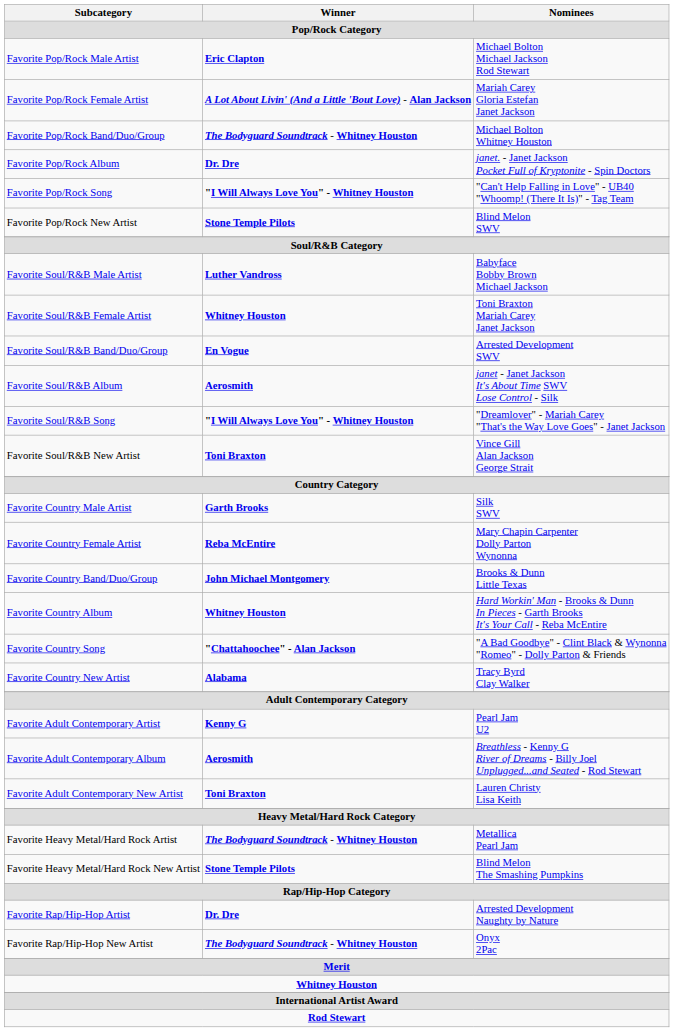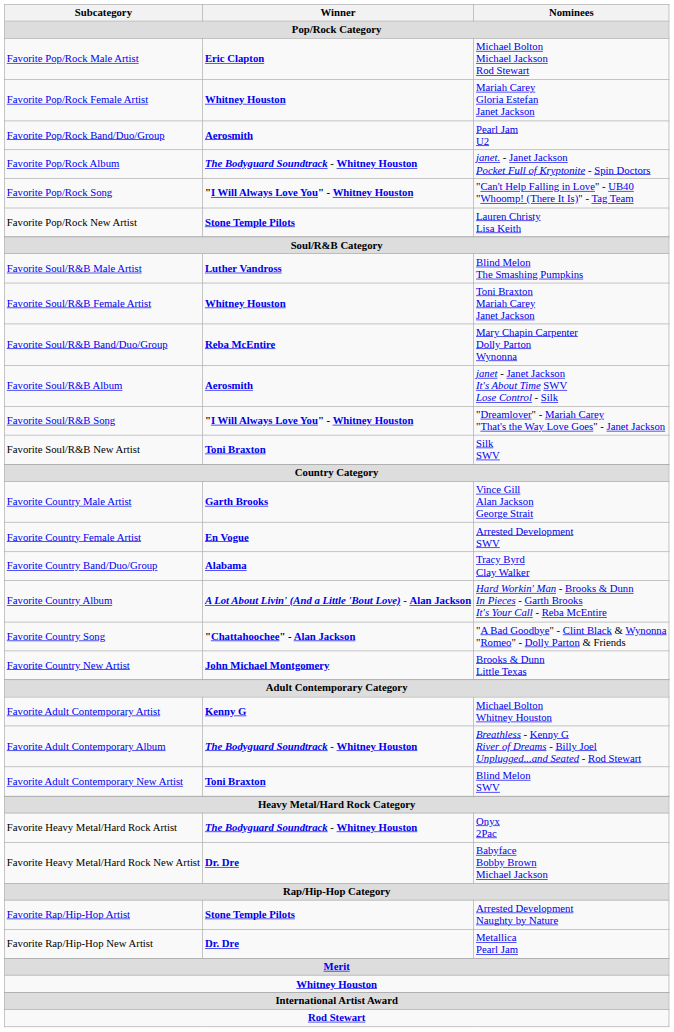(338, 100) A Lot About Livin' (And a Little 'Bout Love) - Alan Jackson -> (245, 100) Whitney Houston
(311, 135) The Bodyguard Soundtrack - Whitney Houston -> (229, 135) Aerosmith
(514, 135) Michael Bolton Whitney Houston -> (497, 135) Pearl Jam U2
(222, 164) Dr. Dre -> (311, 164) The Bodyguard Soundtrack - Whitney Houston
(503, 222) Blind Melon SWV -> (508, 222) Lauren Christy Lisa Keith
(512, 274) Babyface Bobby Brown Michael Jackson -> (530, 268) Blind Melon The Smashing Pumpkins
(227, 350) En Vogue -> (240, 344) Reba McEntire
(525, 350) Arrested Development SWV -> (527, 344) Mary Chapin Carpenter Dolly Parton Wynonna
(505, 456) Vince Gill Alan Jackson George Strait -> (488, 450) Silk SWV
(488, 508) Silk SWV -> (505, 502) Vince Gill Alan Jackson George Strait
(240, 543) Reba McEntire -> (227, 537) En Vogue
(527, 543) Mary Chapin Carpenter Dolly Parton Wynonna -> (525, 537) Arrested Development SWV
(267, 578) John Michael Montgomery -> (226, 566) Alabama
(510, 578) Brooks & Dunn Little Texas -> (503, 566) Tracy Byrd Clay Walker
(245, 613) Whitney Houston -> (338, 601) A Lot About Livin' (And a Little 'Bout Love) - Alan Jackson
(226, 677) Alabama -> (267, 665) John Michael Montgomery
(503, 677) Tracy Byrd Clay Walker -> (510, 665) Brooks & Dunn Little Texas
(497, 723) Pearl Jam U2 -> (514, 711) Michael Bolton Whitney Houston
(229, 758) Aerosmith -> (311, 746) The Bodyguard Soundtrack - Whitney Houston
(508, 793) Lauren Christy Lisa Keith -> (503, 781) Blind Melon SWV
(497, 839) Metallica Pearl Jam -> (488, 827) Onyx 2Pac
(250, 868) Stone Temple Pilots -> (222, 862) Dr. Dre
(530, 868) Blind Melon The Smashing Pumpkins -> (512, 862) Babyface Bobby Brown Michael Jackson
(222, 914) Dr. Dre -> (250, 914) Stone Temple Pilots
(311, 944) The Bodyguard Soundtrack - Whitney Houston -> (222, 944) Dr. Dre
(488, 944) Onyx 2Pac -> (497, 944) Metallica Pearl Jam
